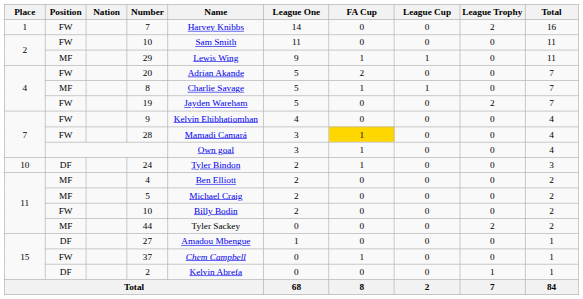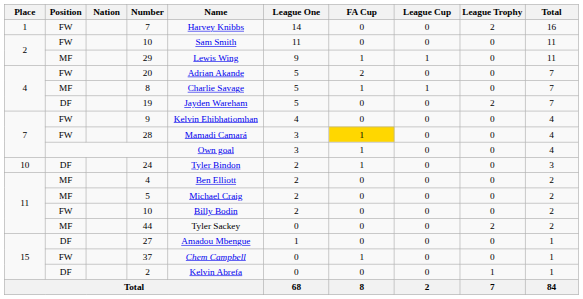(66, 104) FW -> (66, 104) DF
